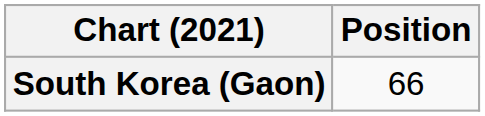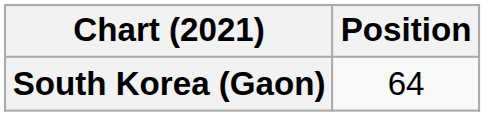(406, 83) 66 -> (406, 83) 64
